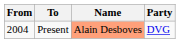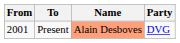(18, 30) 2004 -> (18, 30) 2001
